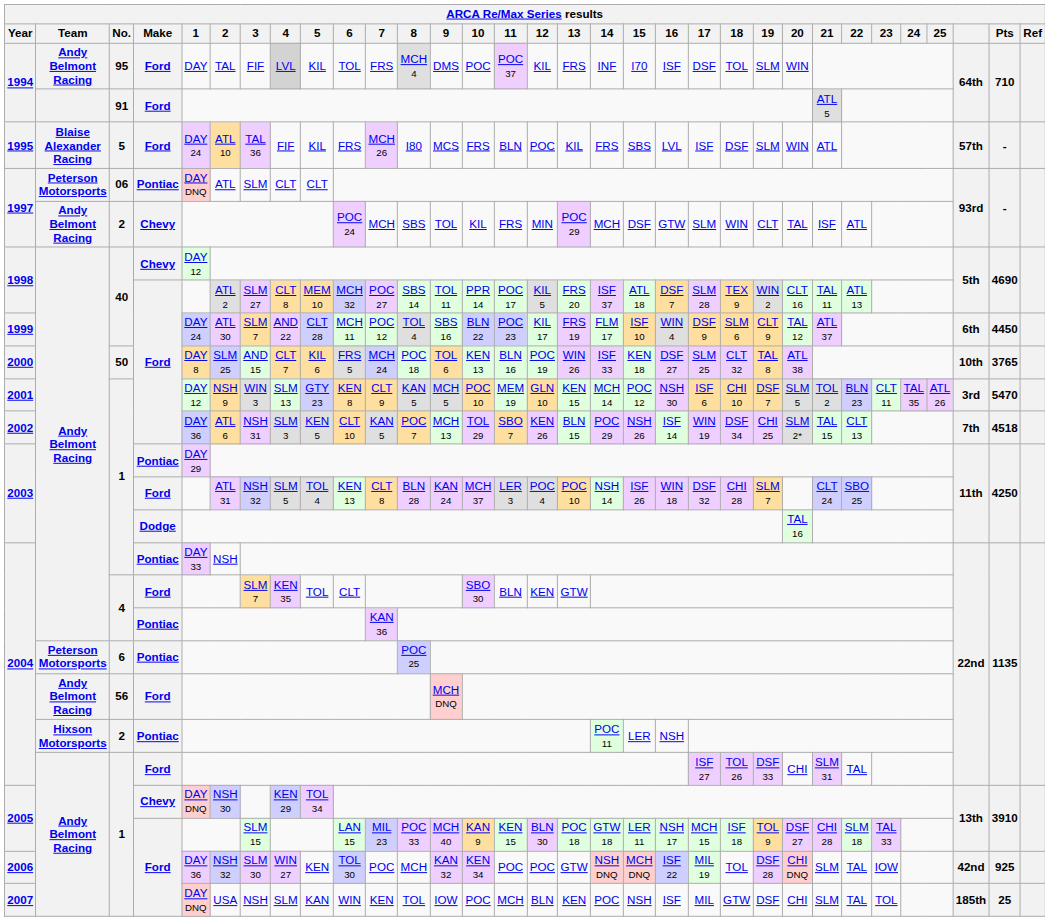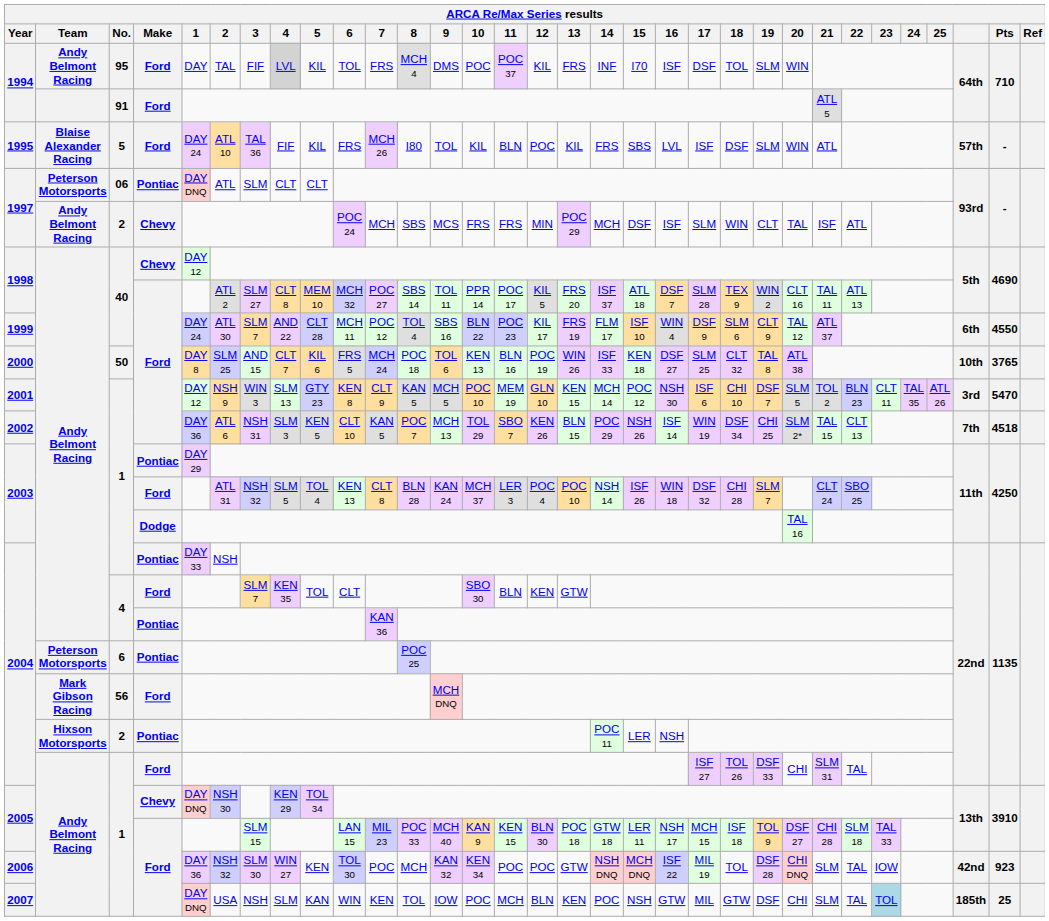(446, 145) MCS -> (446, 145) TOL
(478, 145) FRS -> (478, 145) KIL
(446, 224) TOL -> (446, 224) MCS
(478, 224) KIL -> (478, 224) FRS
(672, 224) GTW -> (672, 224) ISF
(1005, 329) 4450 -> (1005, 329) 4550
(73, 697) Andy Belmont Racing -> (73, 697) Mark Gibson Racing
(1005, 867) 925 -> (1005, 867) 923
(672, 900) ISF -> (672, 900) GTW
(886, 900) no background -> (886, 900) lightblue background
